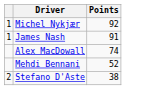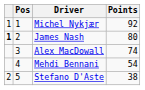+ column: (23, 11)
(9, 38) normal -> (9, 38) bold
(114, 38) 91 -> (133, 38) 80
(114, 65) 52 -> (133, 65) 54
